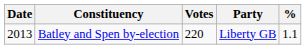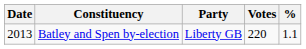columns swapped: (248, 14) <-> (199, 14)
